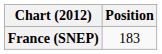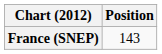(130, 37) 183 -> (130, 37) 143
